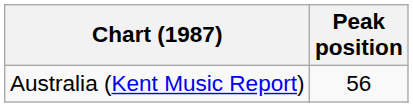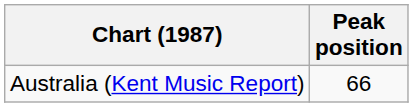(359, 83) 56 -> (359, 83) 66
